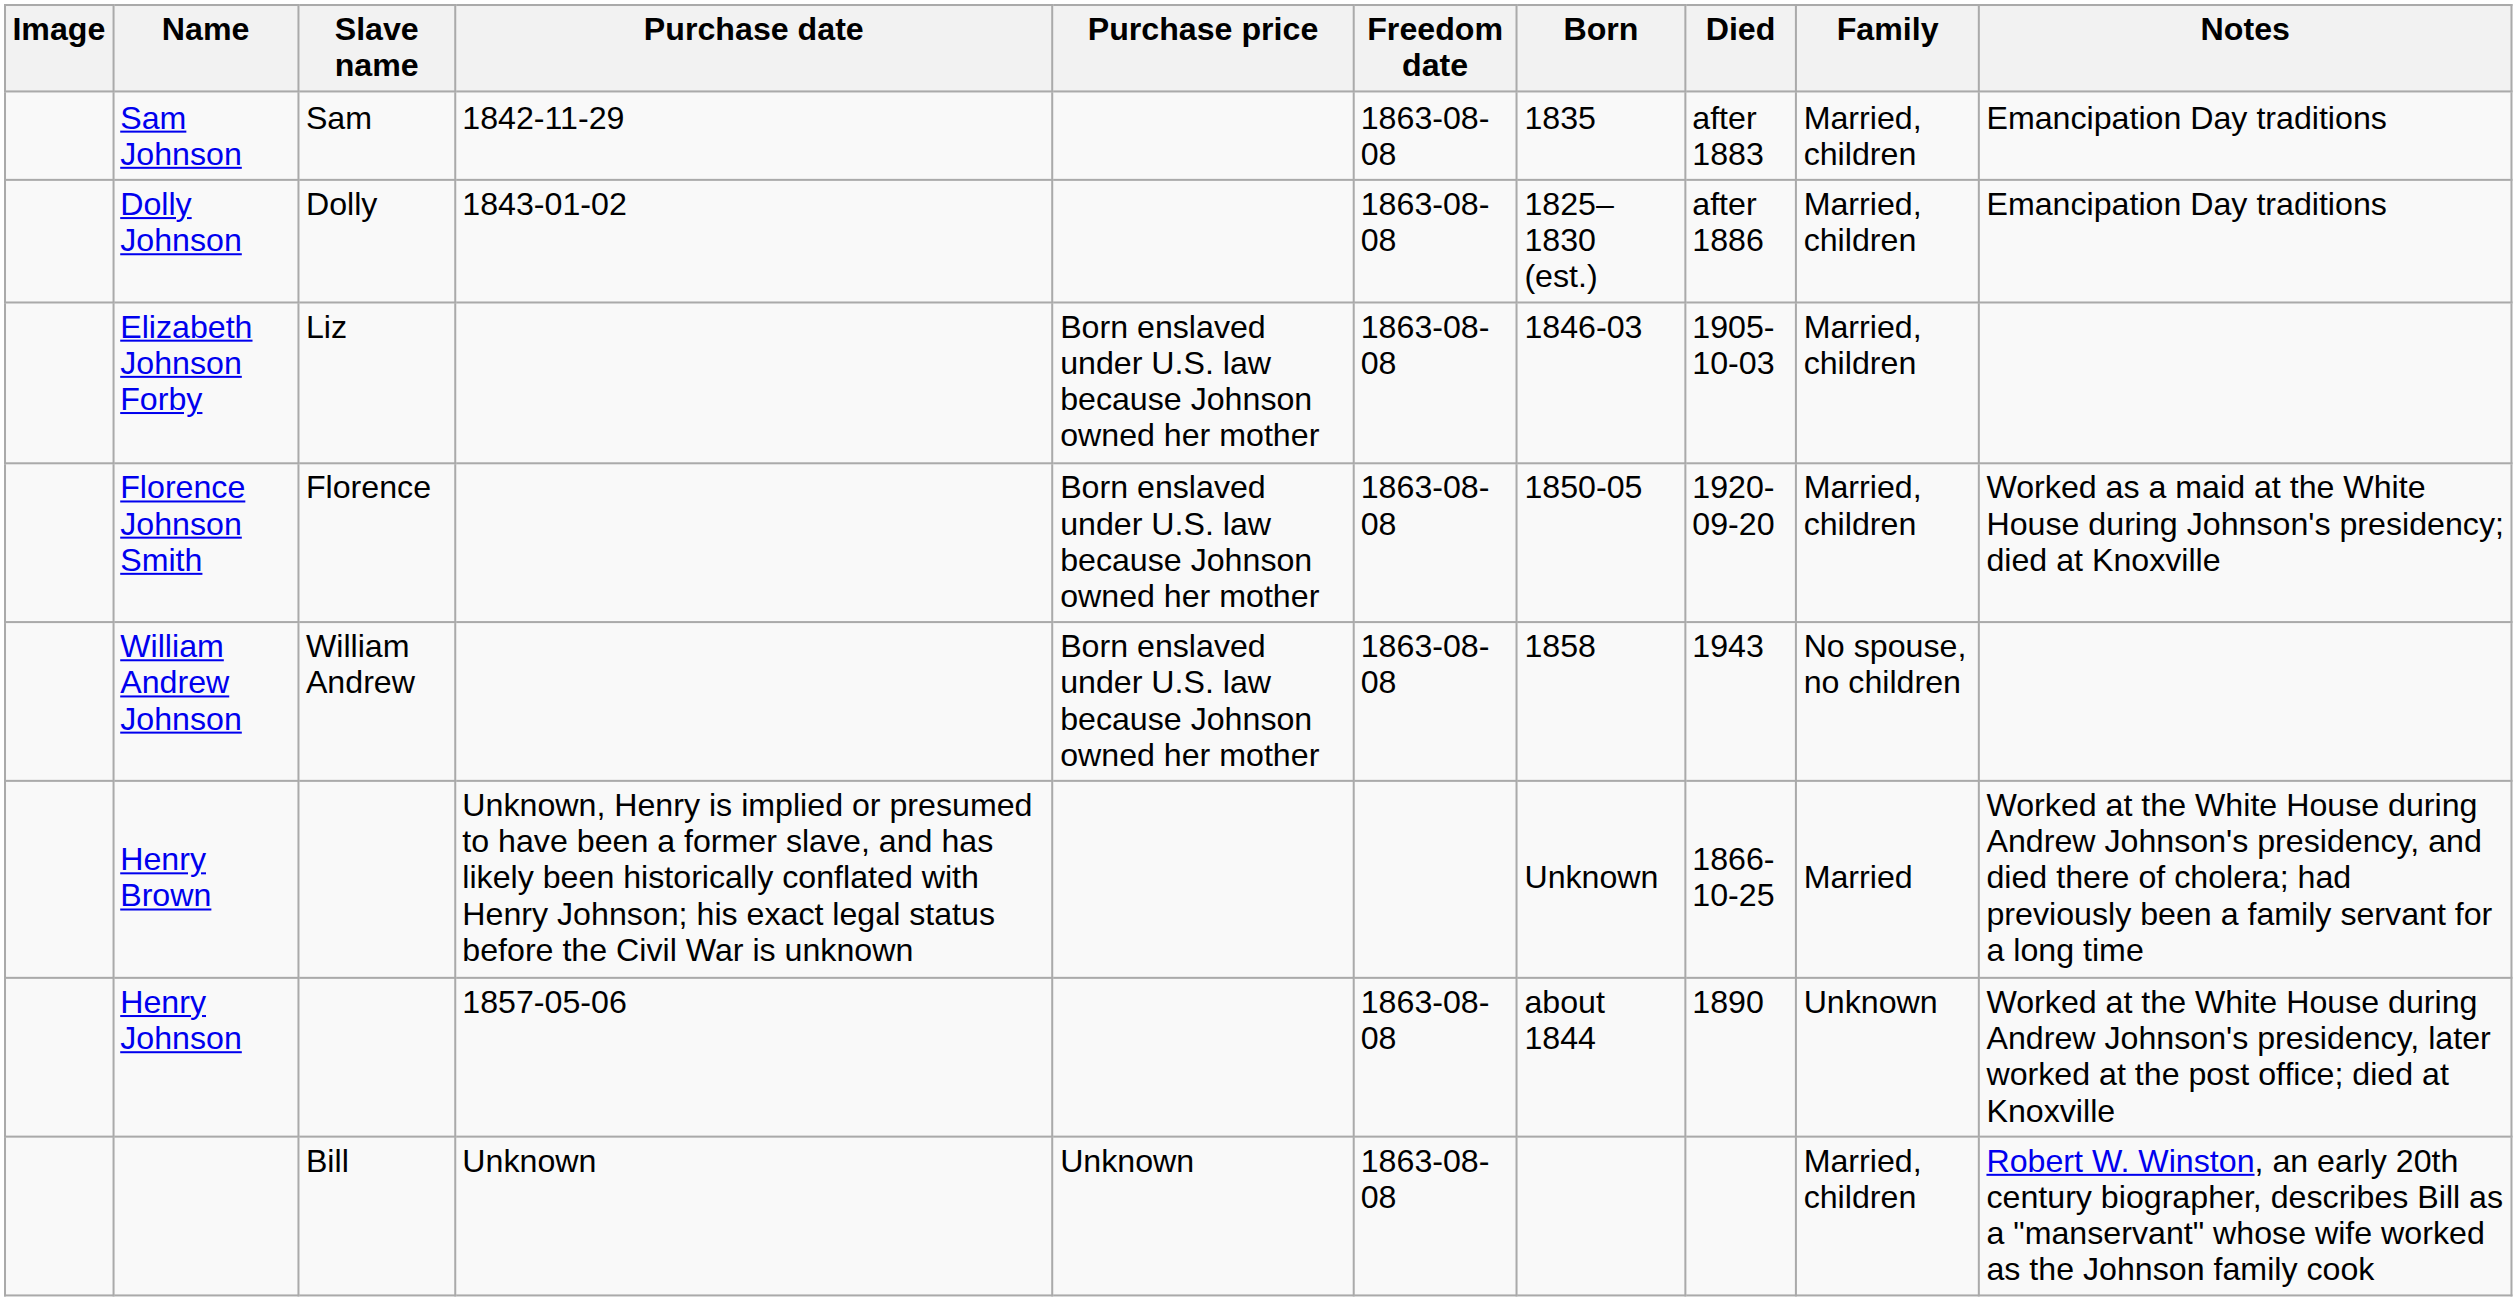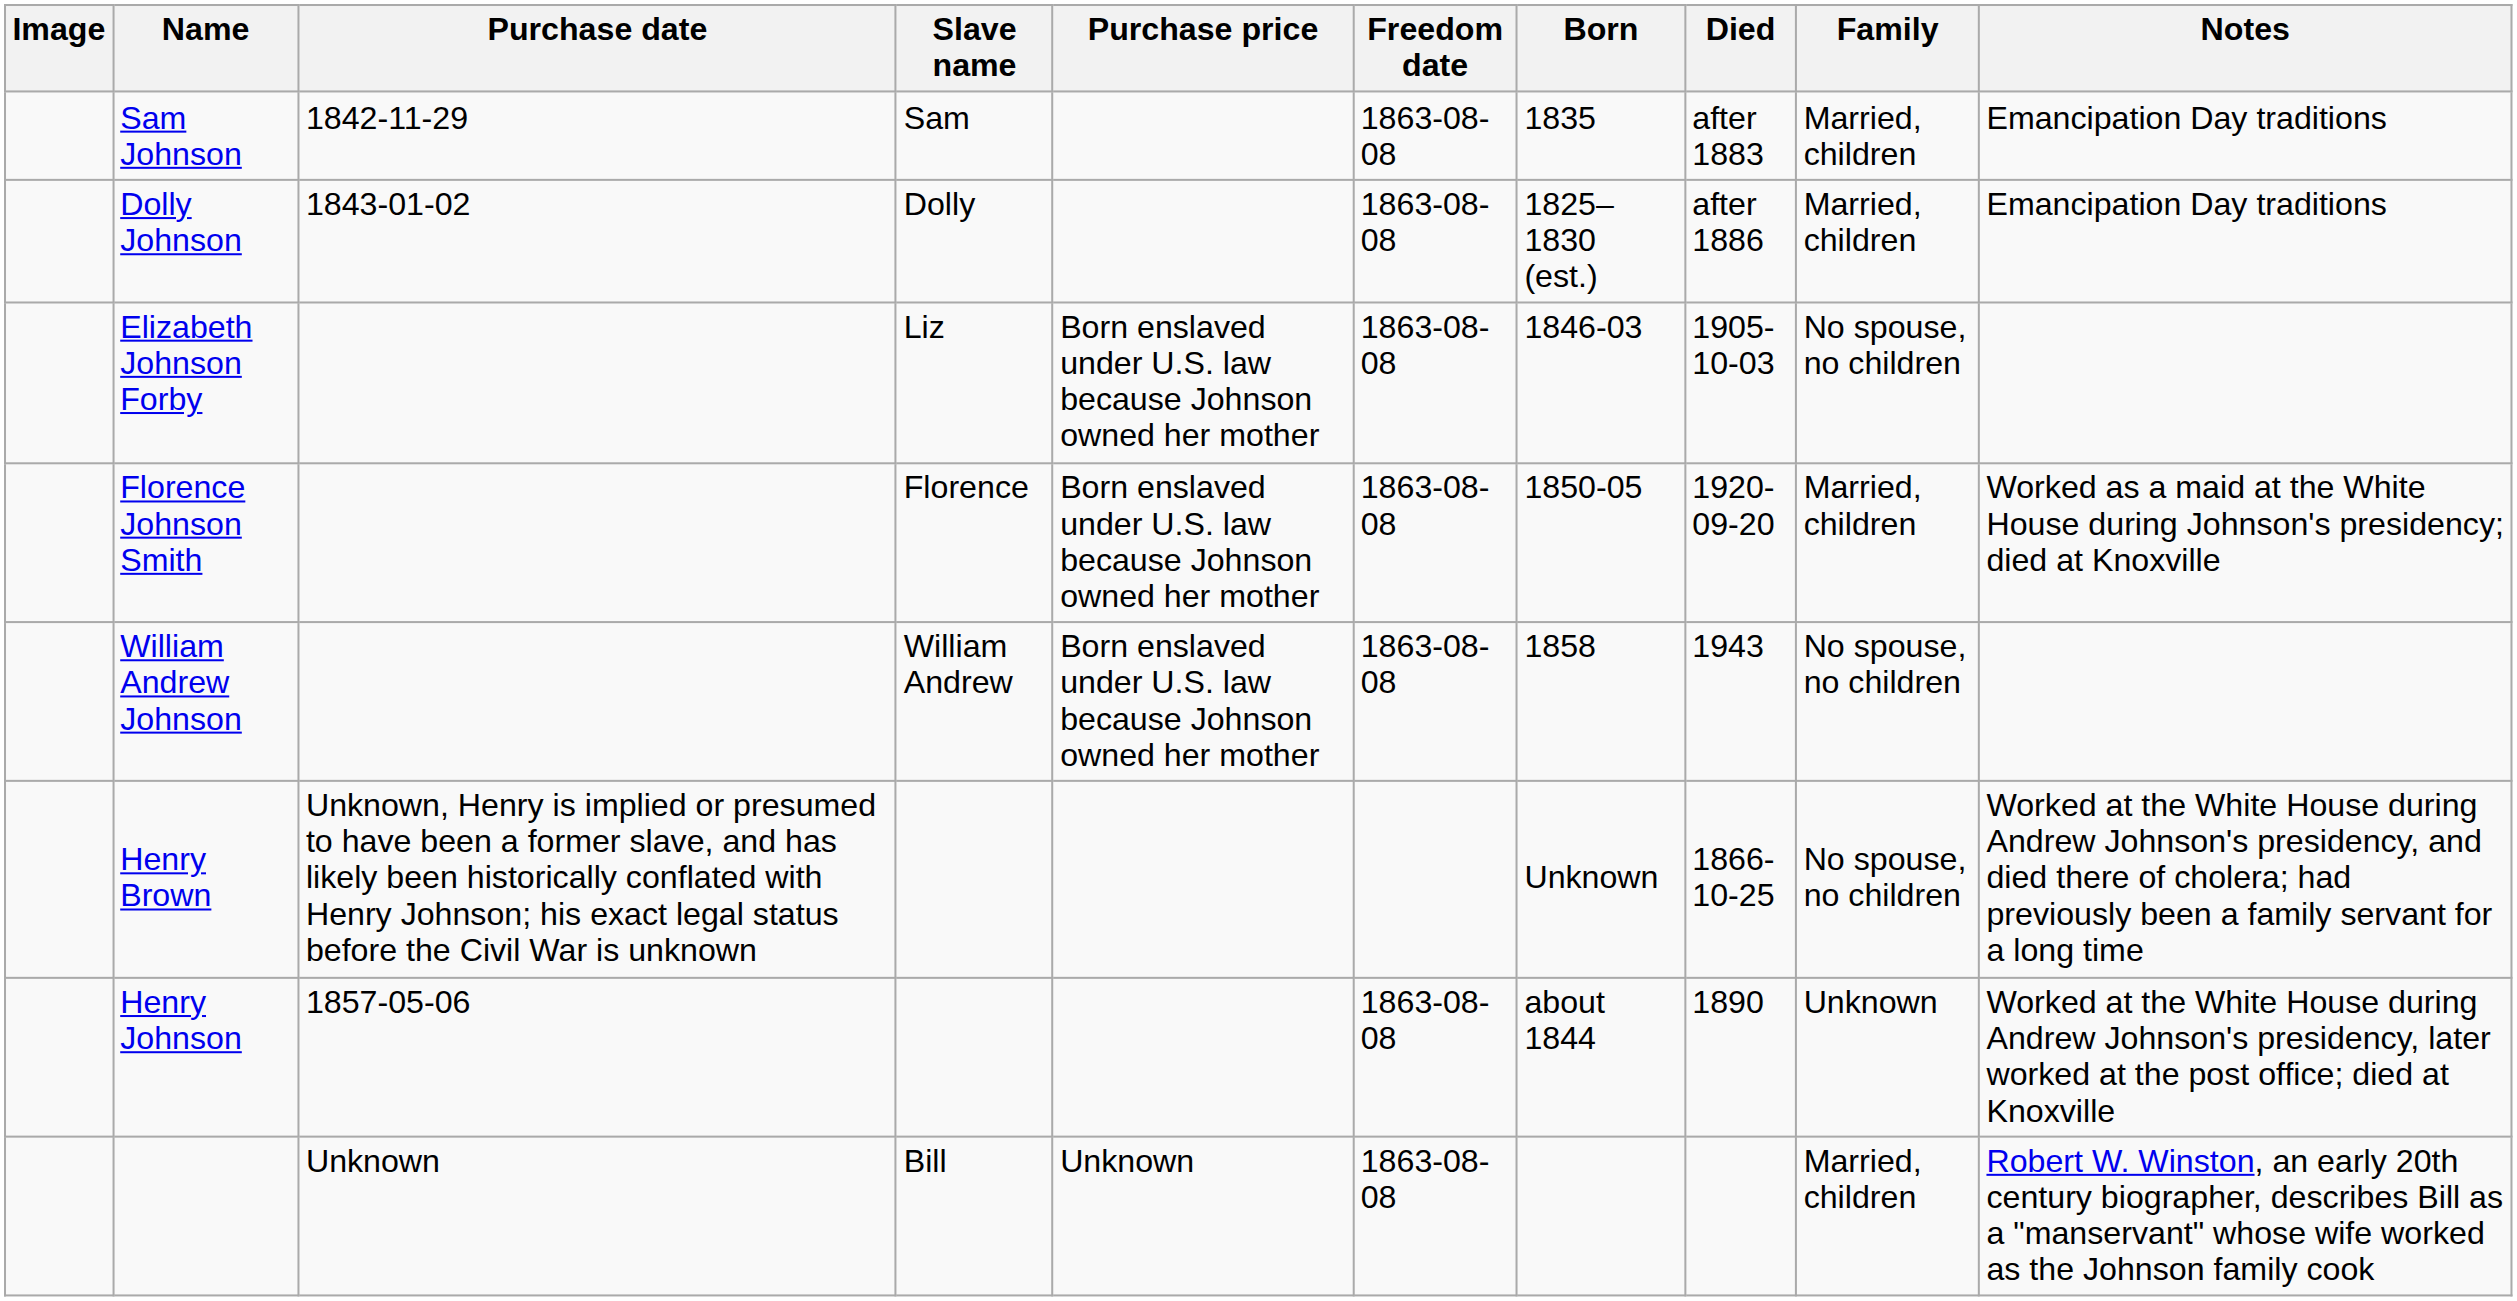columns swapped: (377, 48) <-> (754, 30)
(1863, 345) Married, children -> (1885, 345) No spouse, no children
(1858, 878) Married -> (1885, 878) No spouse, no children
